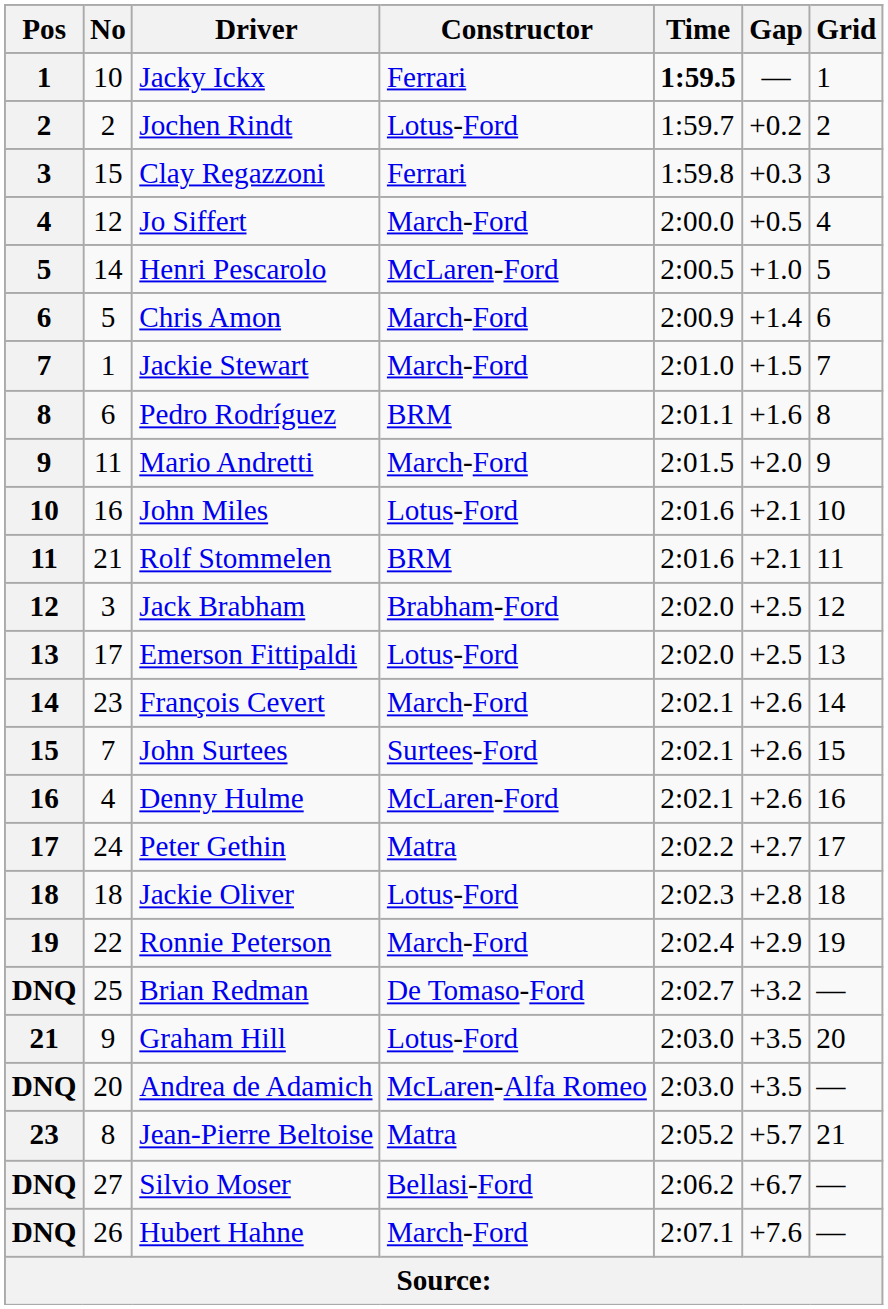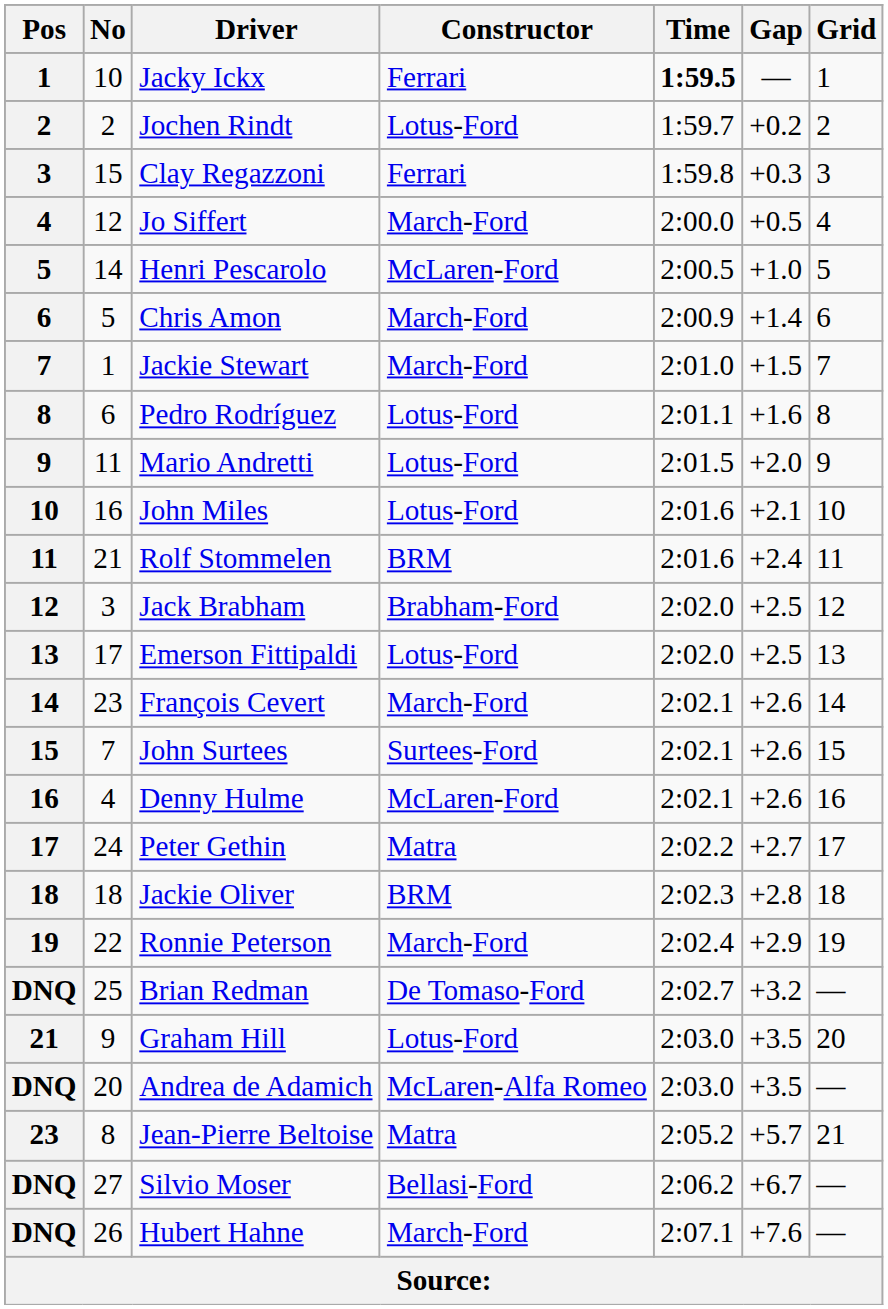(419, 413) BRM -> (453, 413) Lotus-Ford
(457, 461) March-Ford -> (453, 461) Lotus-Ford
(776, 558) +2.1 -> (776, 558) +2.4
(453, 894) Lotus-Ford -> (419, 894) BRM
